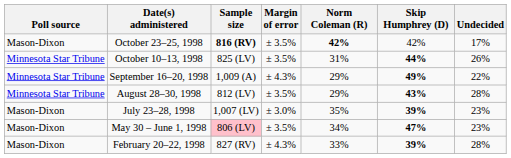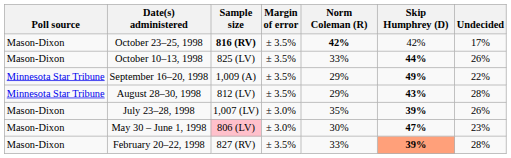(56, 59) Minnesota Star Tribune -> (36, 59) Mason-Dixon
(339, 59) 31% -> (339, 59) 33%
(281, 76) ± 4.3% -> (281, 76) ± 3.5%
(480, 111) 23% -> (480, 111) 26%
(281, 128) ± 3.5% -> (281, 128) ± 3.0%
(339, 128) 34% -> (339, 128) 30%
(281, 145) ± 4.3% -> (281, 145) ± 3.5%
(416, 145) no background -> (416, 145) lightsalmon background
